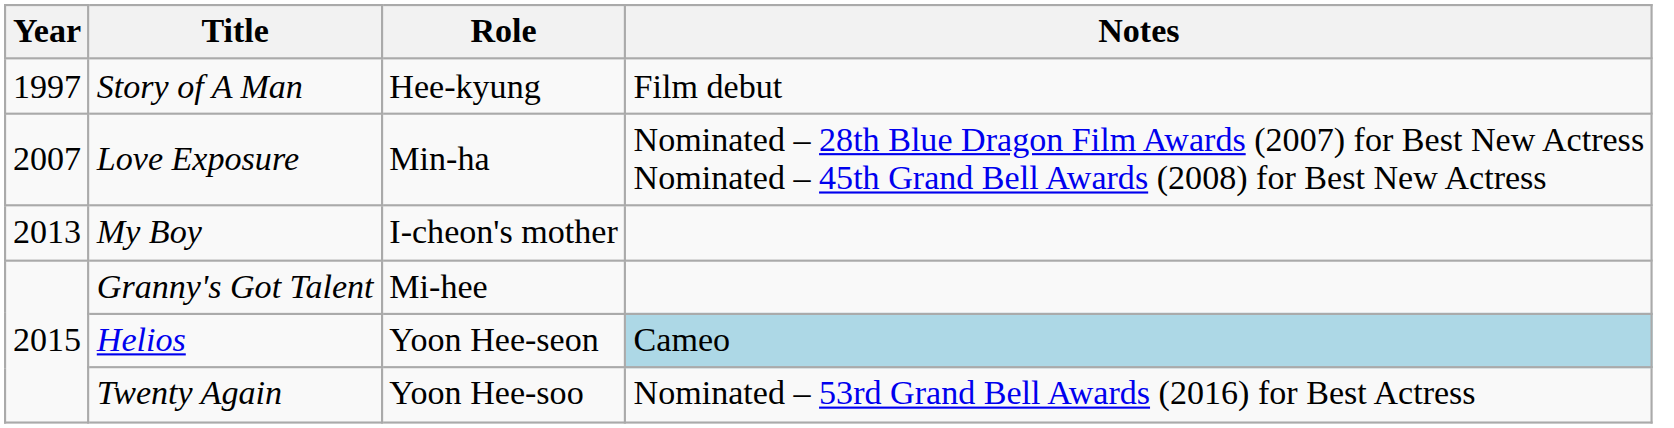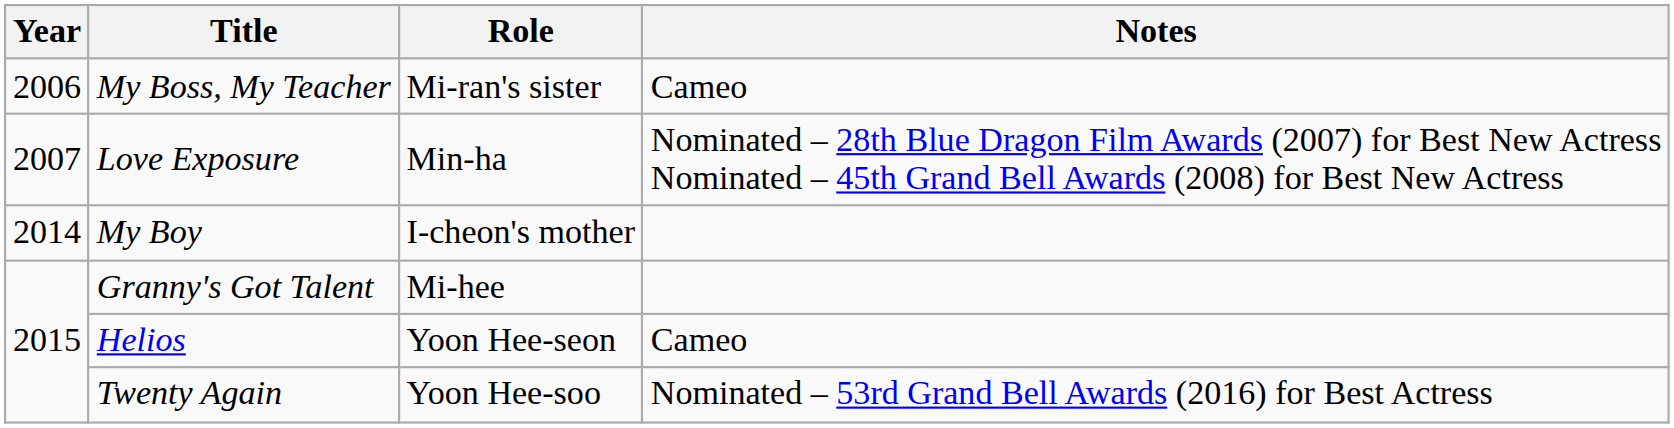- row: (200, 85)
+ row: (244, 85)
(47, 232) 2013 -> (47, 232) 2014
(682, 340) lightblue background -> (699, 340) no background
